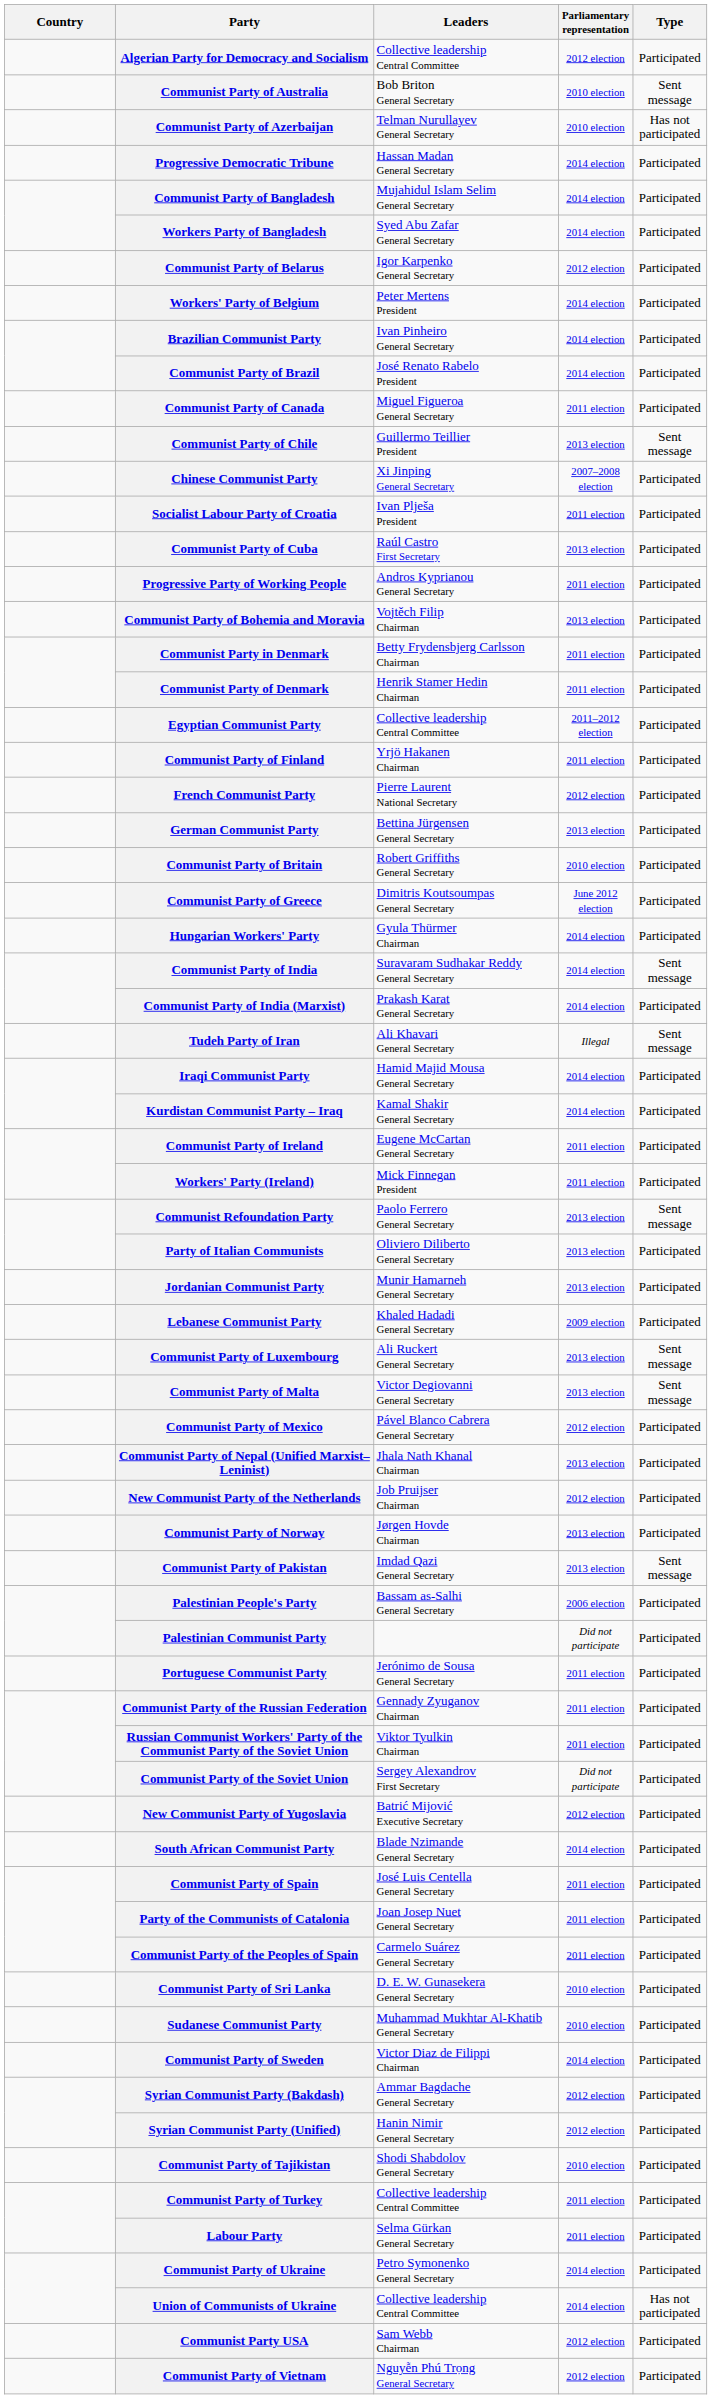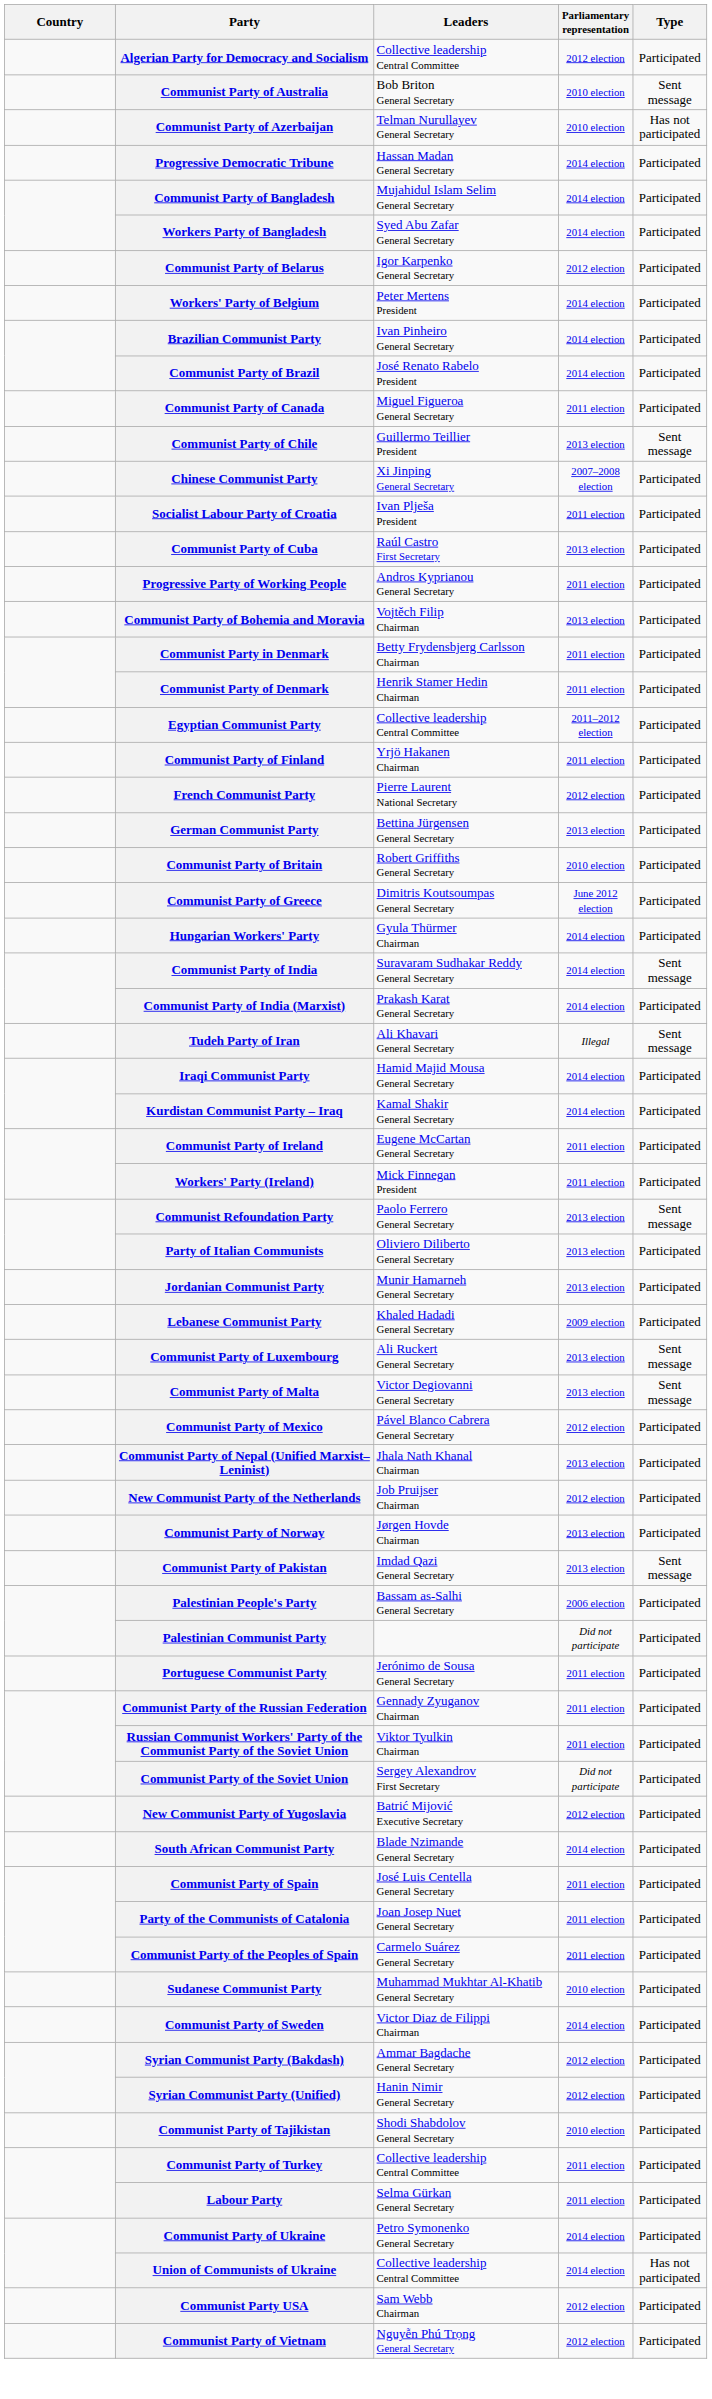- row: (244, 1989)
